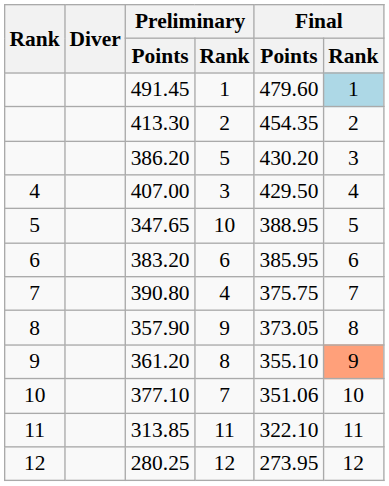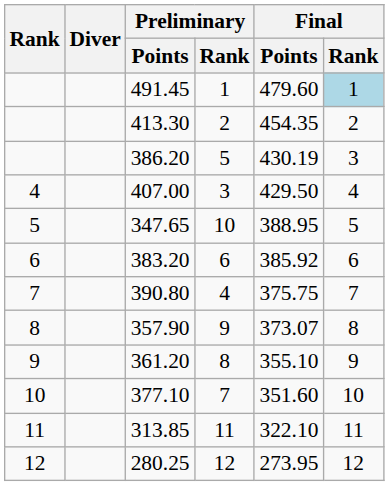(289, 157) 430.20 -> (289, 157) 430.19
(289, 259) 385.95 -> (289, 259) 385.92
(289, 327) 373.05 -> (289, 327) 373.07
(353, 361) lightsalmon background -> (353, 361) no background
(289, 395) 351.06 -> (289, 395) 351.60
